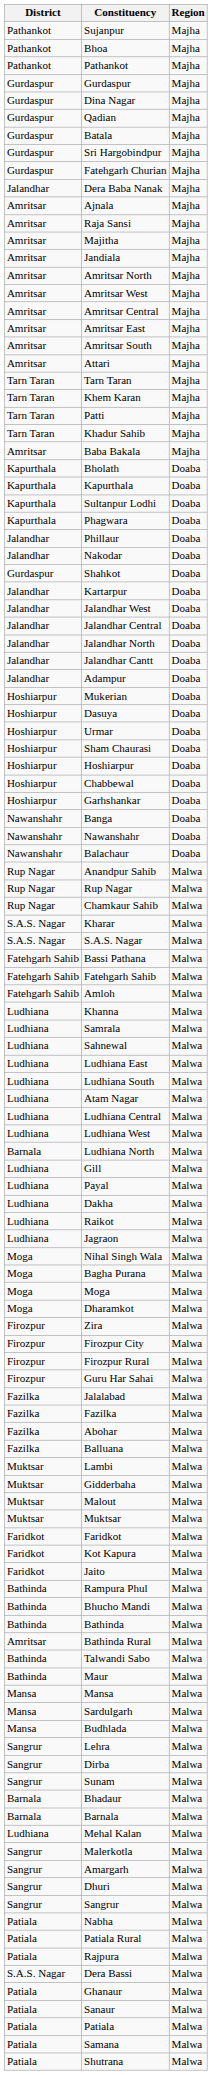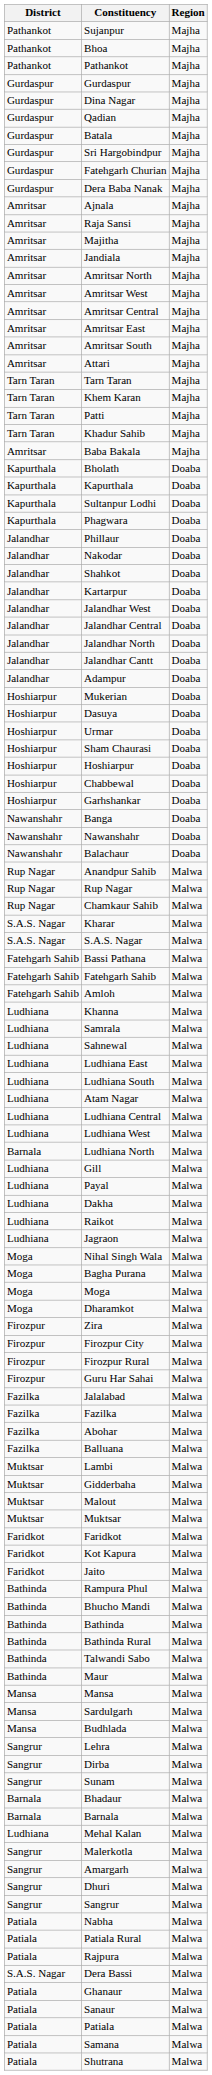(28, 188) Jalandhar -> (30, 188) Gurdaspur
(30, 573) Gurdaspur -> (28, 573) Jalandhar
(27, 1641) Amritsar -> (27, 1641) Bathinda
